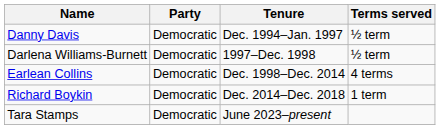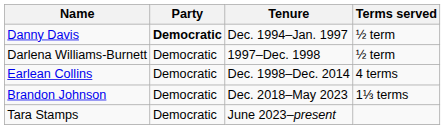(185, 34) normal -> (187, 34) bold
- row: (50, 94)
+ row: (57, 94)
